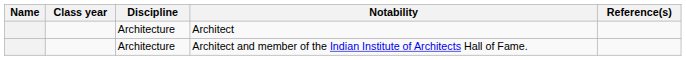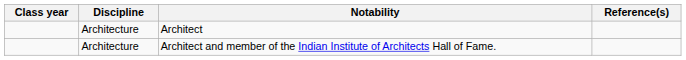- column: (25, 13)
